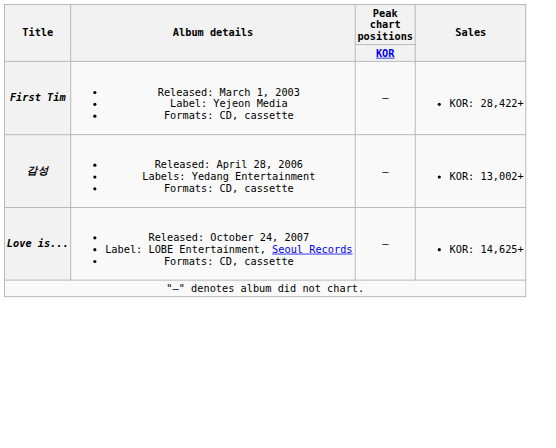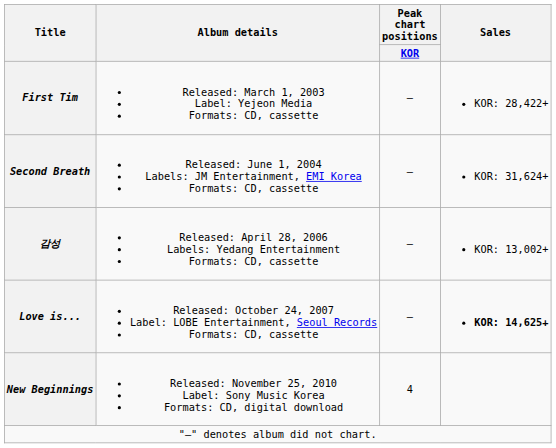+ row: (50, 171)
(471, 250) normal -> (496, 322) bold
+ row: (50, 389)
